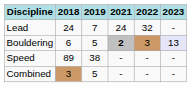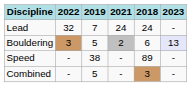columns swapped: (69, 12) <-> (147, 12)
(121, 43) bold -> (121, 43) normal
